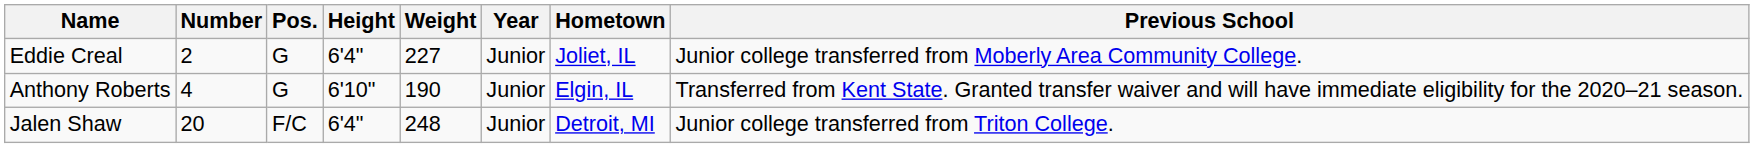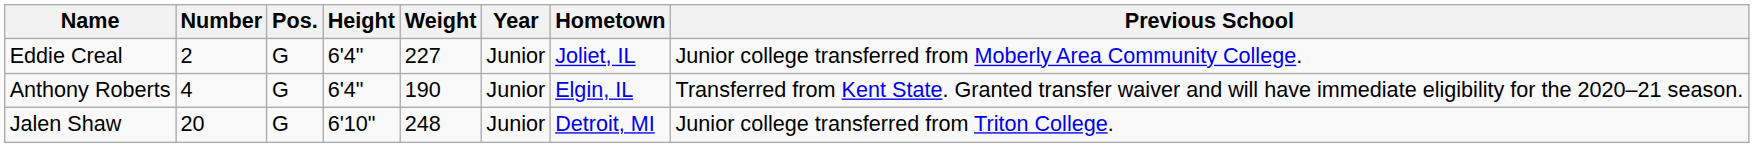(352, 90) 6'10" -> (346, 90) 6'4"
(289, 124) F/C -> (280, 124) G
(346, 124) 6'4" -> (352, 124) 6'10"
